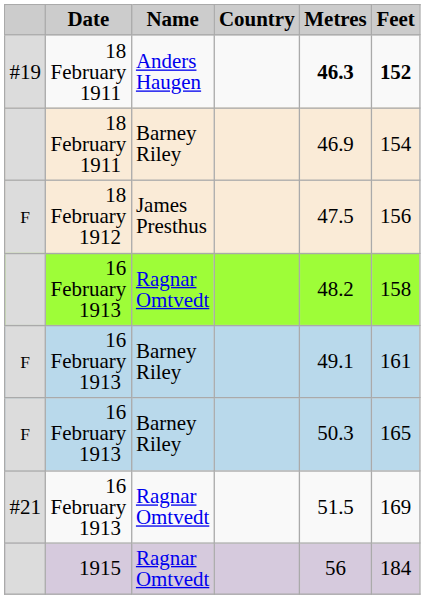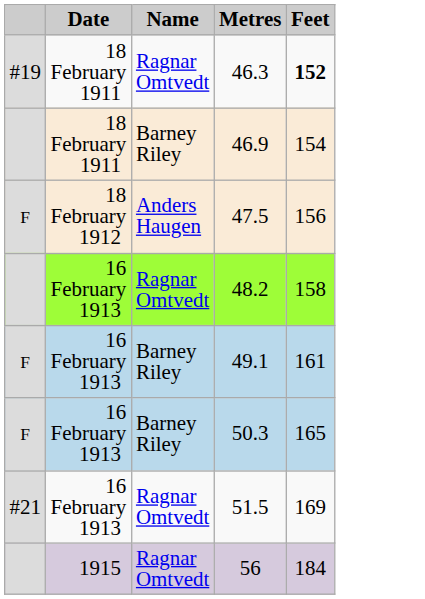- column: (257, 19)
(169, 71) Anders Haugen -> (173, 71) Ragnar Omtvedt
(336, 71) bold -> (250, 71) normal
(171, 216) James Presthus -> (169, 216) Anders Haugen
